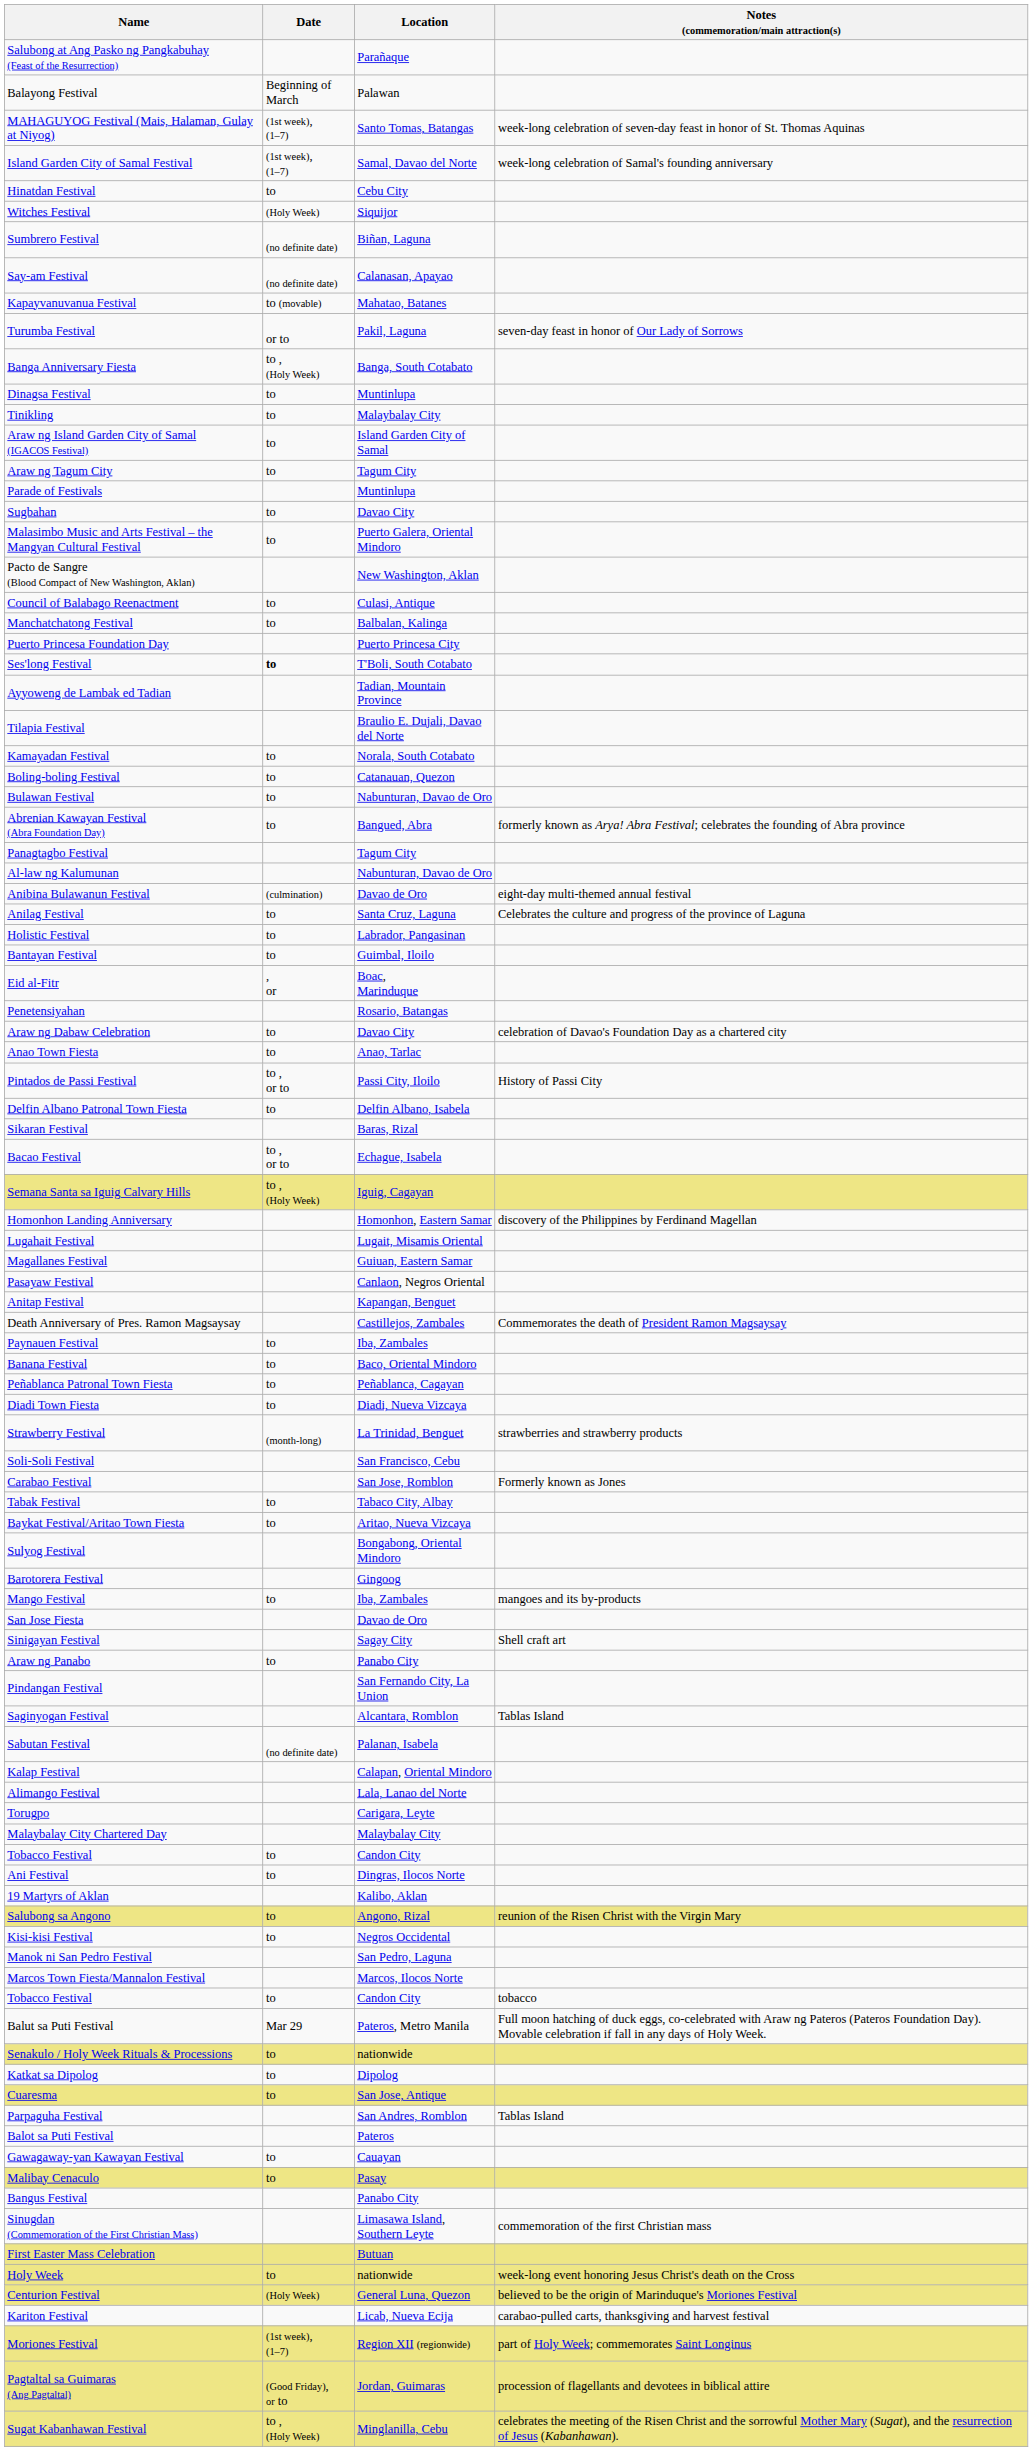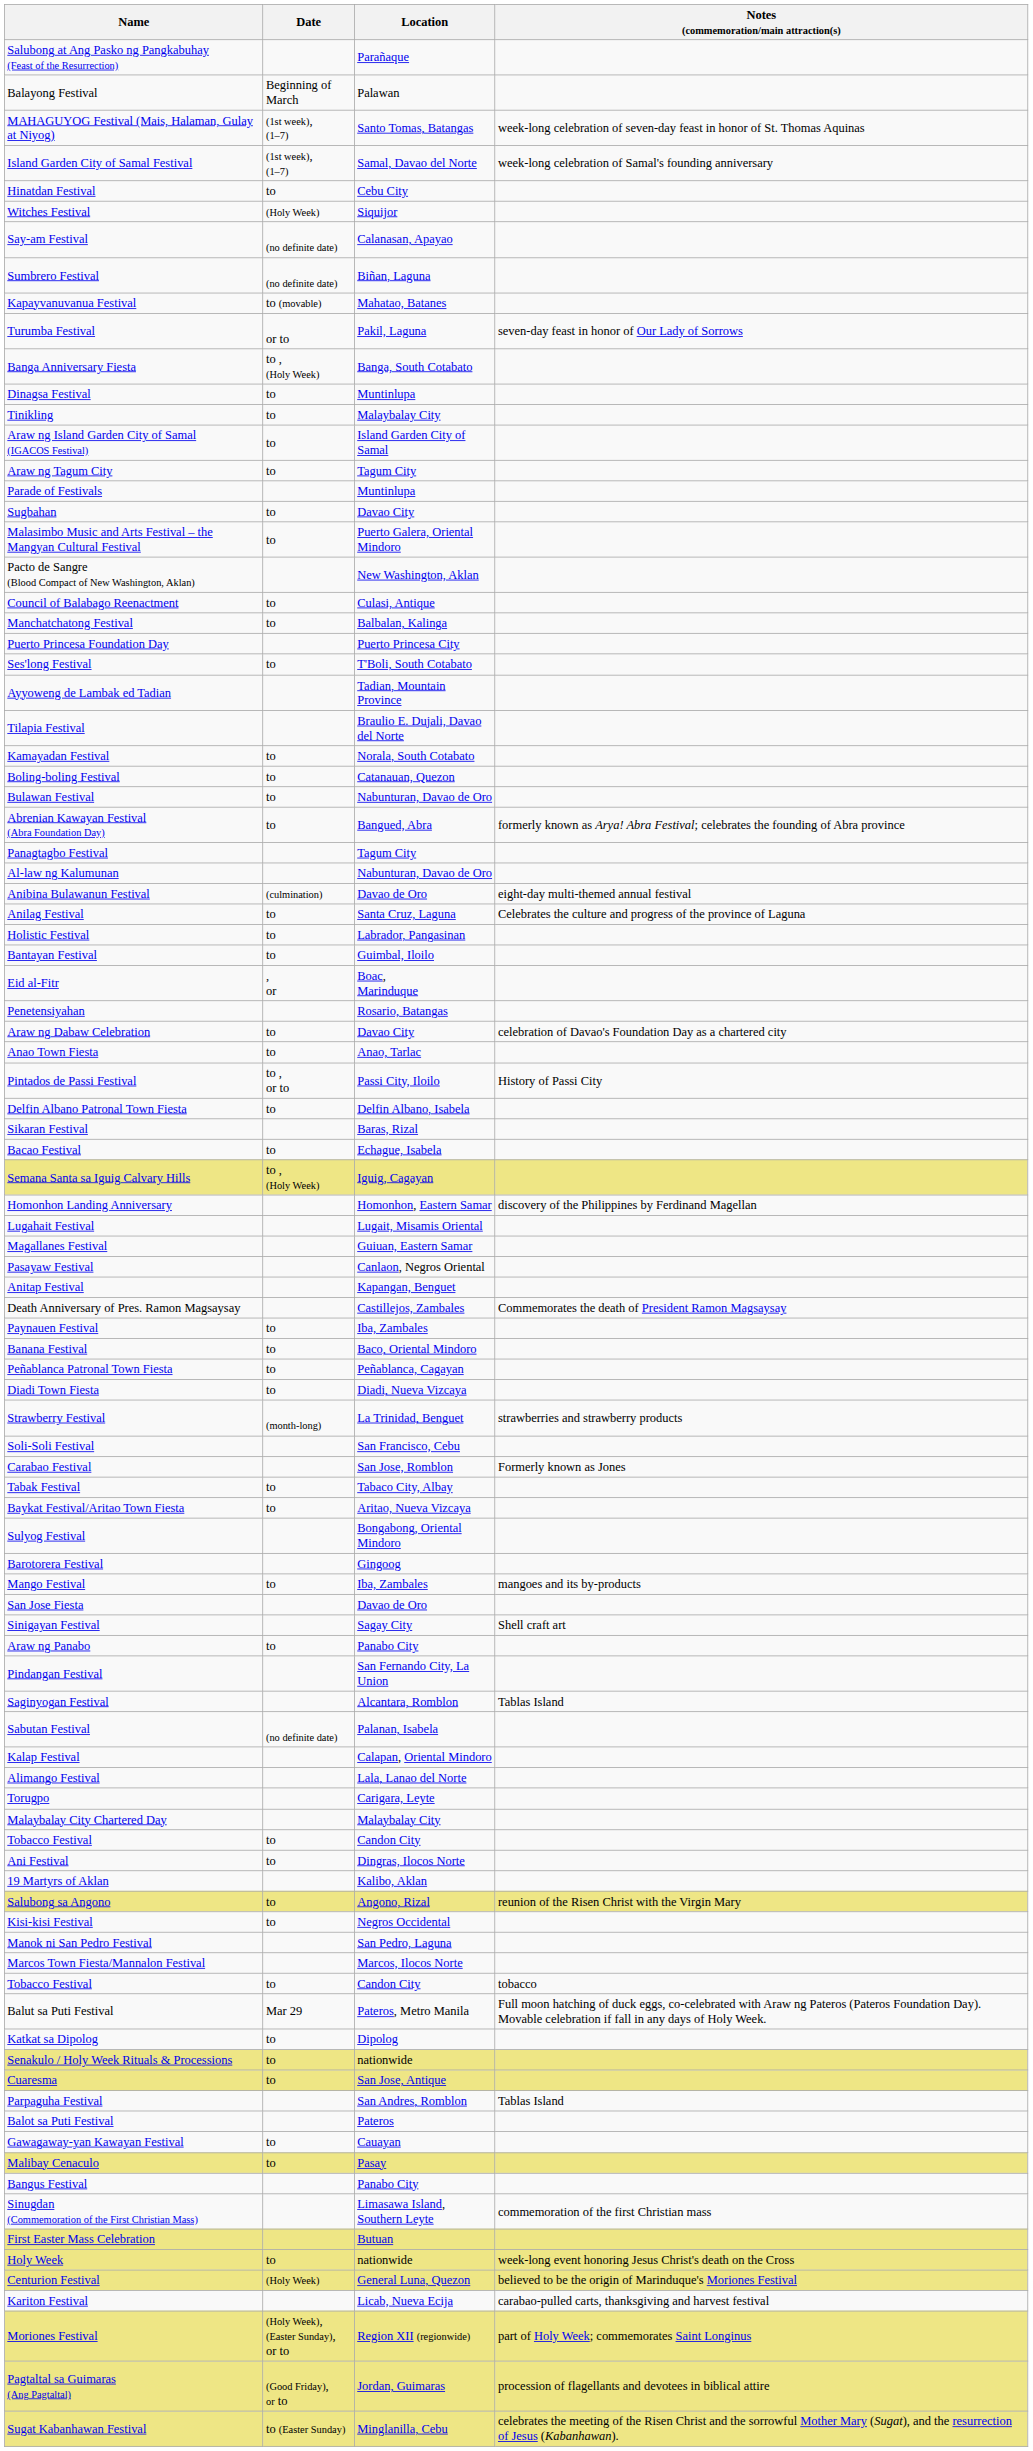rows swapped: (53, 240) <-> (48, 275)
(271, 664) bold -> (271, 664) normal
(278, 1156) to , or to -> (271, 1149) to
rows swapped: (53, 2074) <-> (120, 2054)
(289, 2343) (1st week), (1–7) -> (301, 2336) (Holy Week), (Easter Sunday), or to
(293, 2429) to , (Holy Week) -> (306, 2429) to (Easter Sunday)
